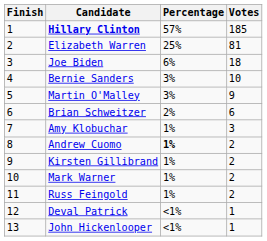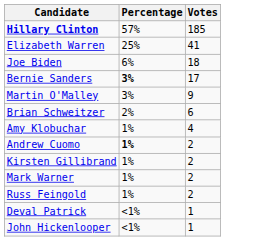- column: (25, 13)
(235, 46) 81 -> (194, 46) 41
(169, 79) normal -> (128, 79) bold
(235, 79) 10 -> (194, 79) 17
(232, 128) 3 -> (190, 128) 4
